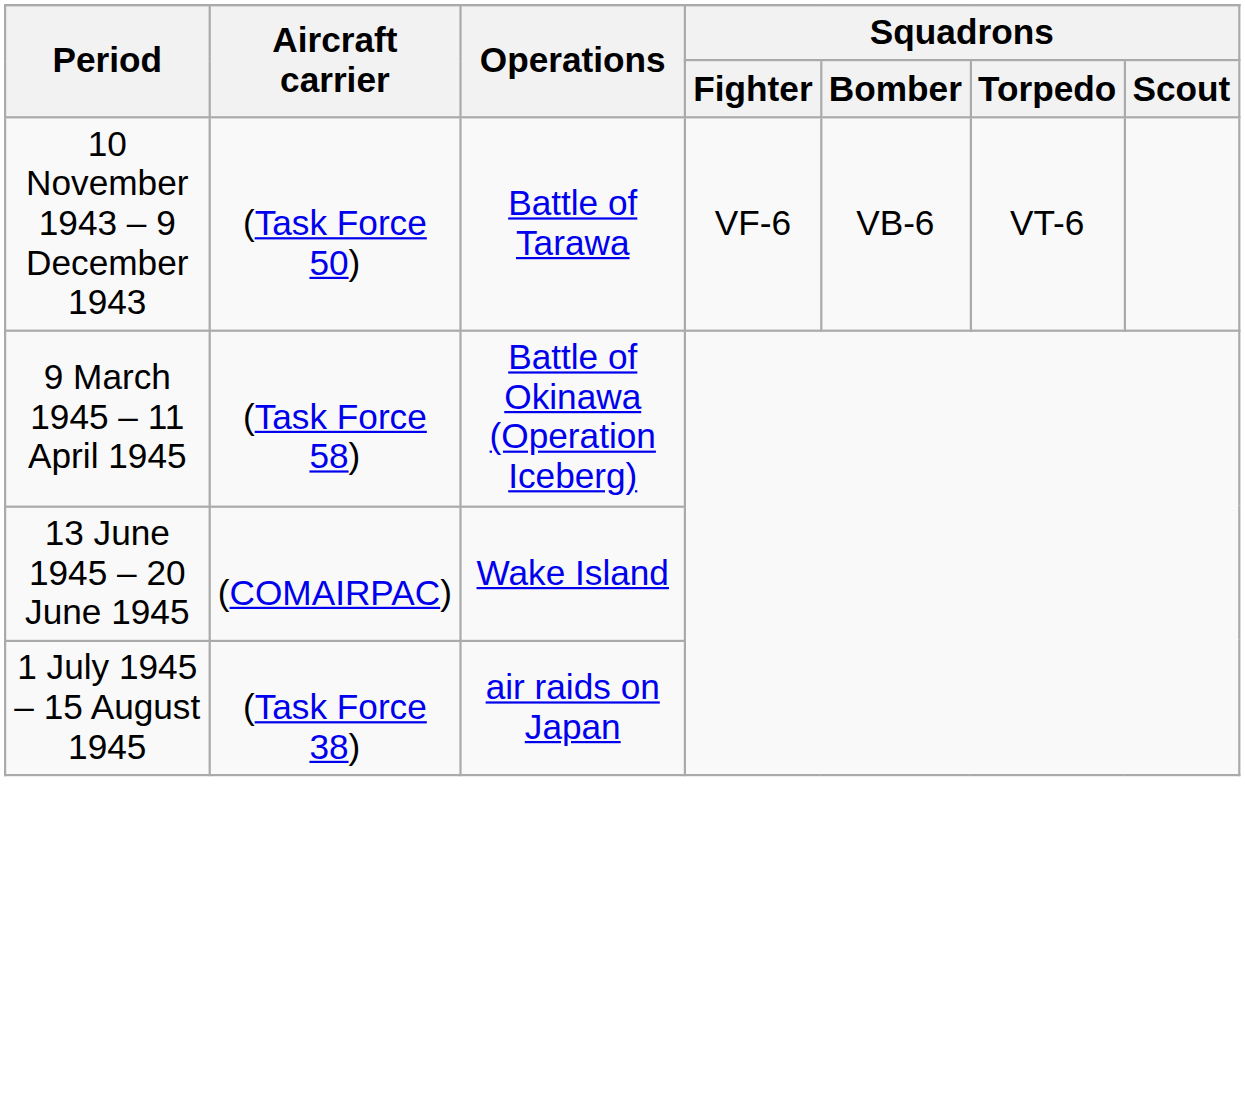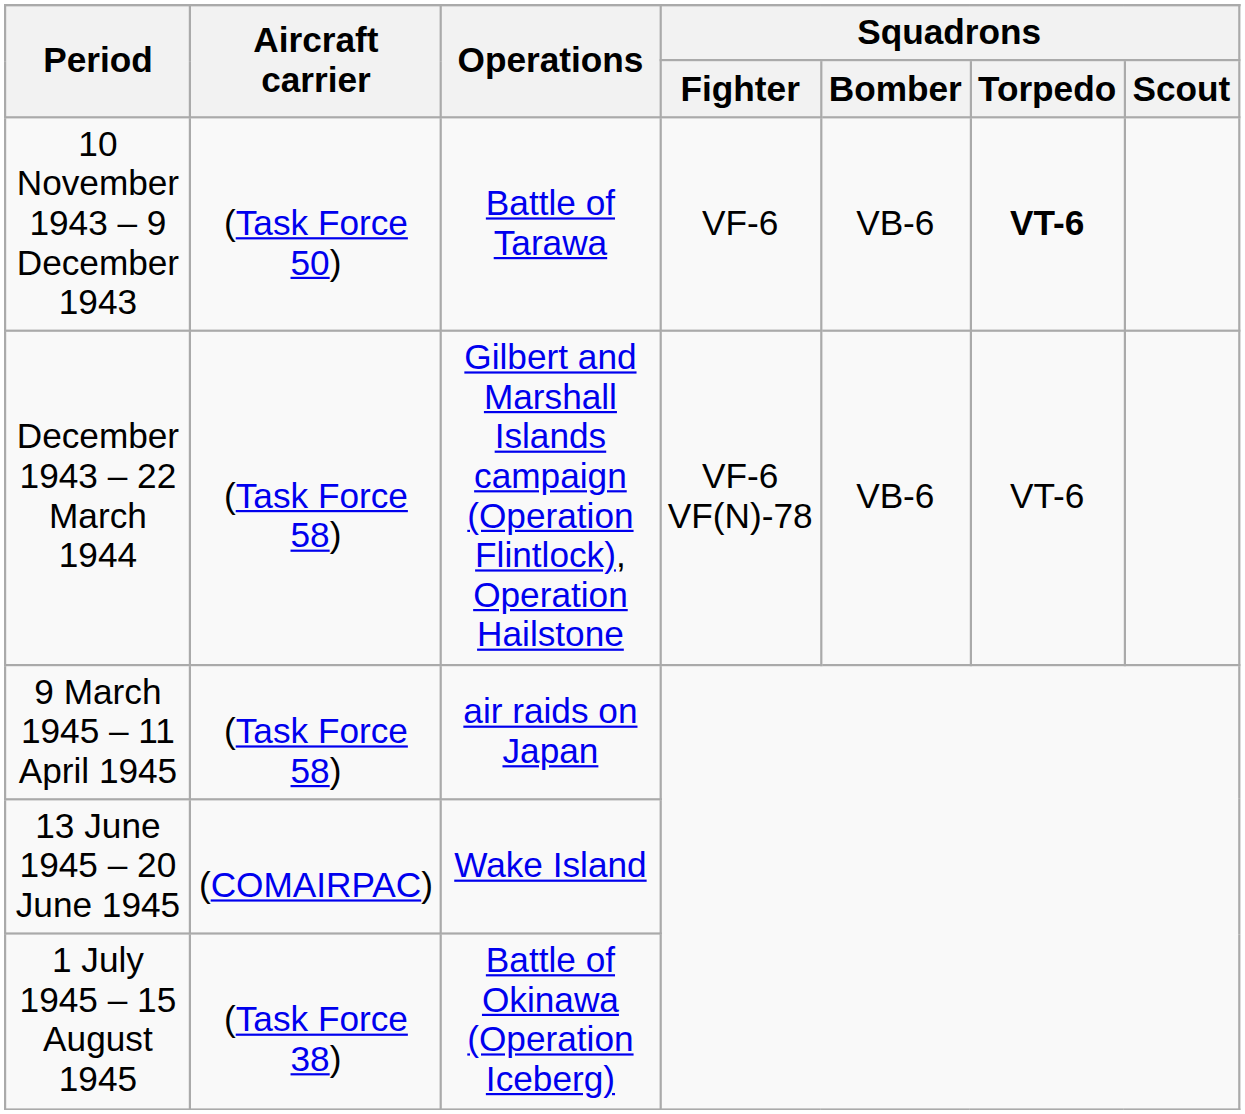(1047, 223) normal -> (1047, 223) bold
+ row: (98, 496)
(573, 417) Battle of Okinawa (Operation Iceberg) -> (550, 730) air raids on Japan
(573, 707) air raids on Japan -> (550, 1020) Battle of Okinawa (Operation Iceberg)
